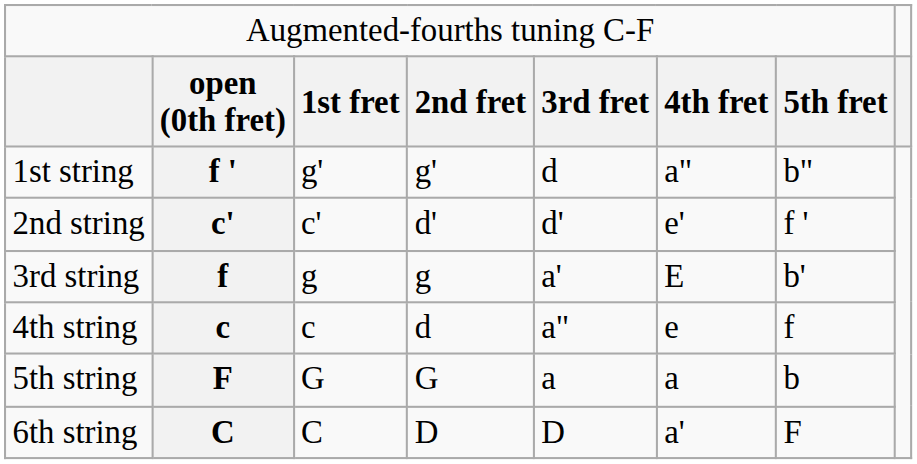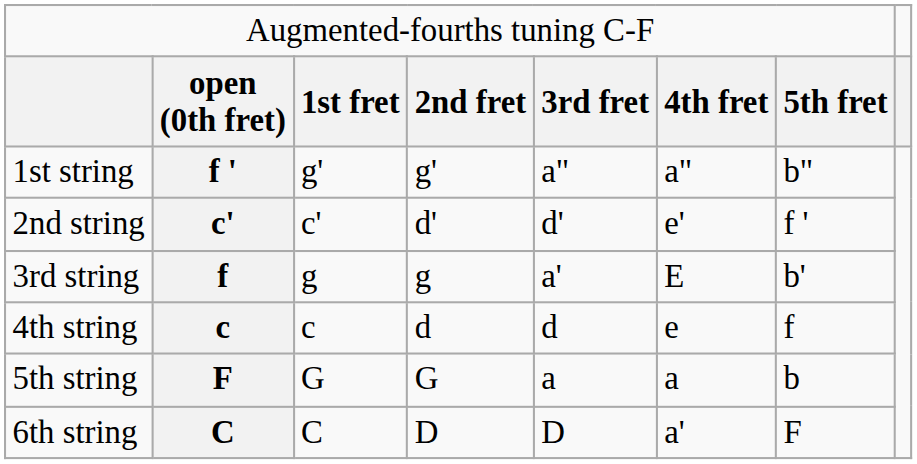(549, 171) d -> (555, 171) a"
(555, 327) a" -> (549, 327) d
